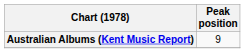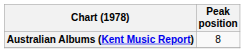(218, 39) 9 -> (218, 39) 8
